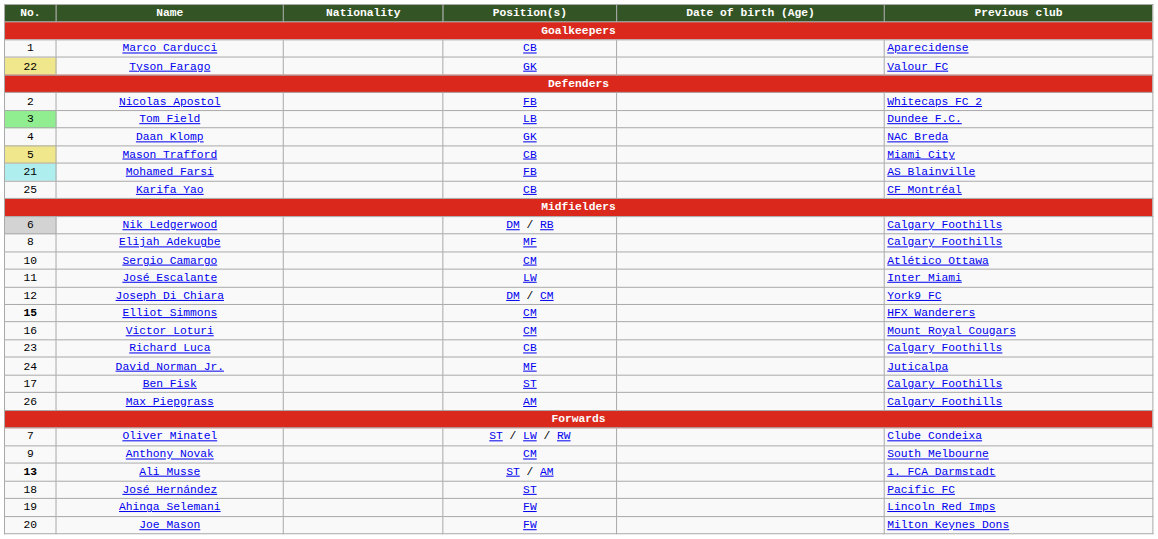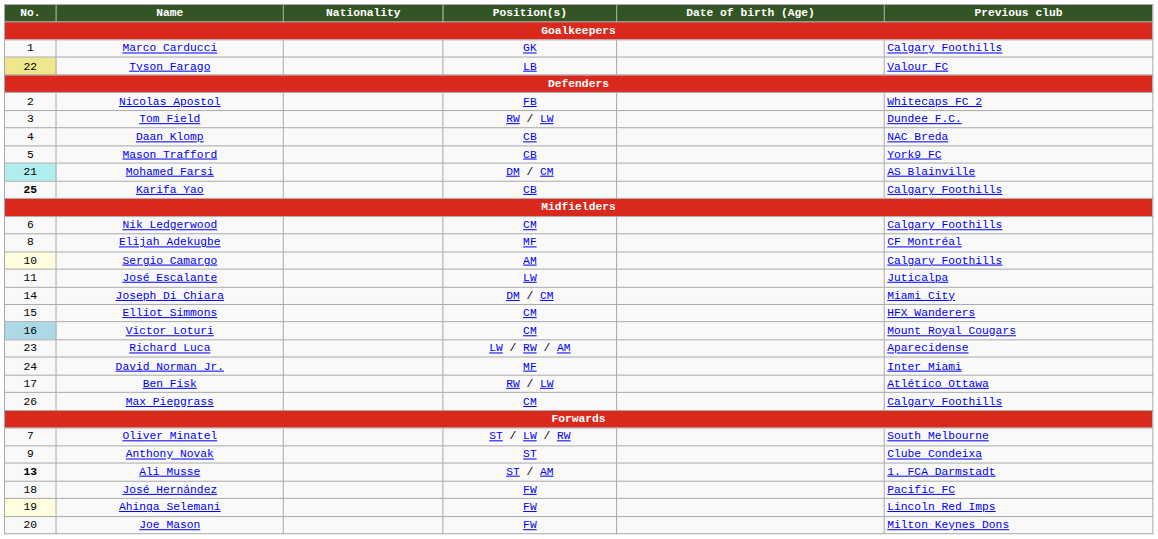(530, 49) CB -> (530, 49) GK
(928, 49) Aparecidense -> (945, 49) Calgary Foothills
(530, 66) GK -> (530, 66) LB
(30, 119) lightgreen background -> (30, 119) no background
(530, 119) LB -> (530, 119) RW / LW
(530, 137) GK -> (530, 137) CB
(30, 155) khaki background -> (30, 155) no background
(921, 155) Miami City -> (914, 155) York9 FC
(530, 172) FB -> (530, 172) DM / CM
(30, 190) normal -> (30, 190) bold
(925, 190) CF Montréal -> (945, 190) Calgary Foothills
(30, 225) lightgrey background -> (30, 225) no background
(530, 225) DM / RB -> (530, 225) CM
(945, 243) Calgary Foothills -> (925, 243) CF Montréal
(30, 261) no background -> (30, 261) lightyellow background
(530, 261) CM -> (530, 261) AM
(938, 261) Atlético Ottawa -> (945, 261) Calgary Foothills
(925, 278) Inter Miami -> (918, 278) Juticalpa
(30, 296) 12 -> (30, 296) 14
(914, 296) York9 FC -> (921, 296) Miami City
(30, 313) bold -> (30, 313) normal
(30, 331) no background -> (30, 331) lightblue background
(530, 349) CB -> (530, 349) LW / RW / AM
(945, 349) Calgary Foothills -> (928, 349) Aparecidense
(918, 366) Juticalpa -> (925, 366) Inter Miami
(530, 384) ST -> (530, 384) RW / LW
(945, 384) Calgary Foothills -> (938, 384) Atlético Ottawa
(530, 402) AM -> (530, 402) CM
(935, 437) Clube Condeixa -> (938, 437) South Melbourne
(530, 455) CM -> (530, 455) ST
(938, 455) South Melbourne -> (935, 455) Clube Condeixa
(530, 490) ST -> (530, 490) FW
(30, 508) no background -> (30, 508) lightyellow background
